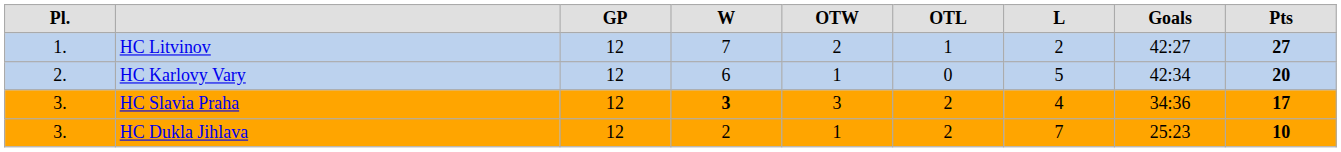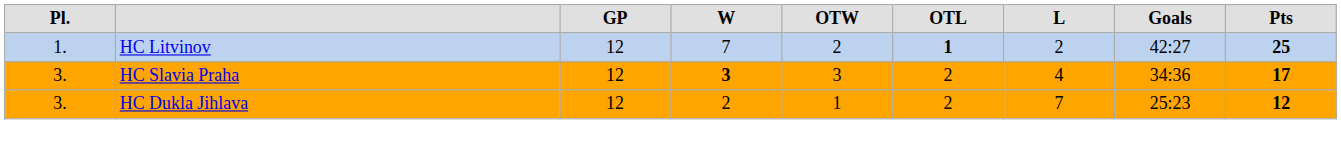(948, 47) normal -> (948, 47) bold
(1281, 47) 27 -> (1281, 47) 25
- row: (183, 75)
(1281, 132) 10 -> (1281, 103) 12
